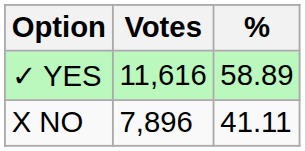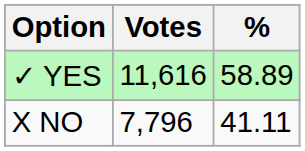(156, 122) 7,896 -> (156, 122) 7,796
